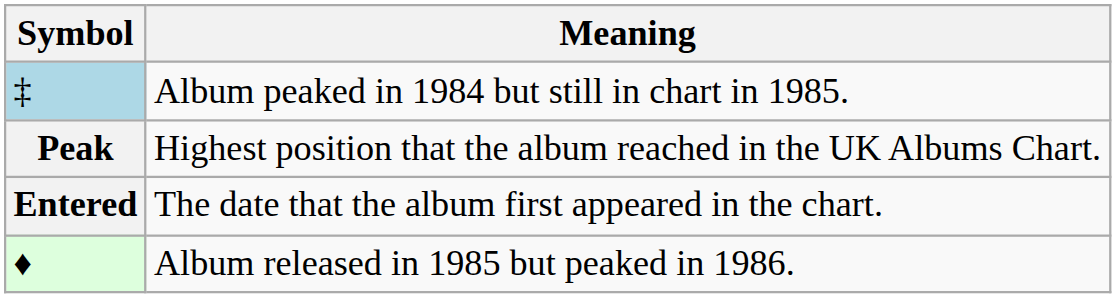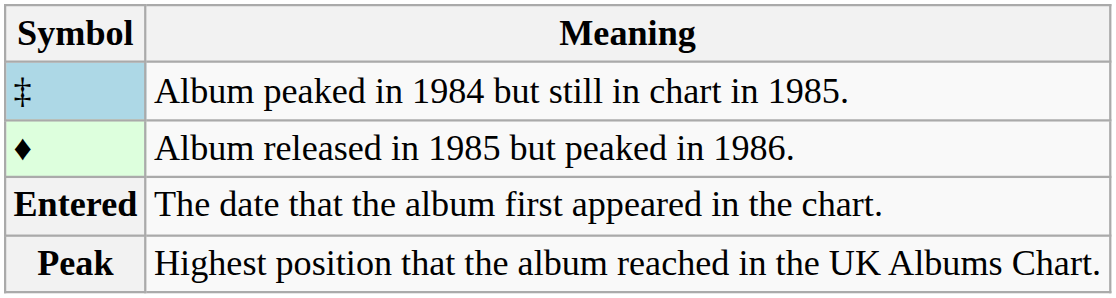rows swapped: (23, 262) <-> (75, 147)
